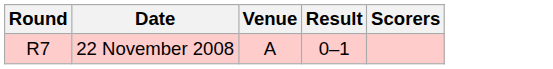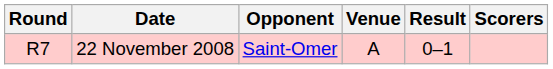+ column: (290, 19)
